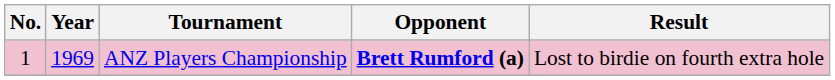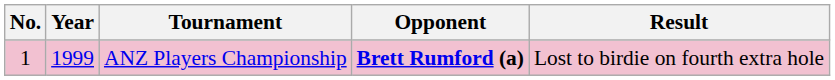(73, 57) 1969 -> (73, 57) 1999
